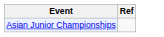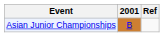+ column: (129, 12)
